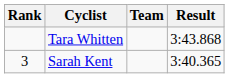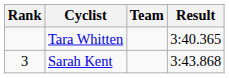(196, 38) 3:43.868 -> (196, 38) 3:40.365
(196, 61) 3:40.365 -> (196, 61) 3:43.868
